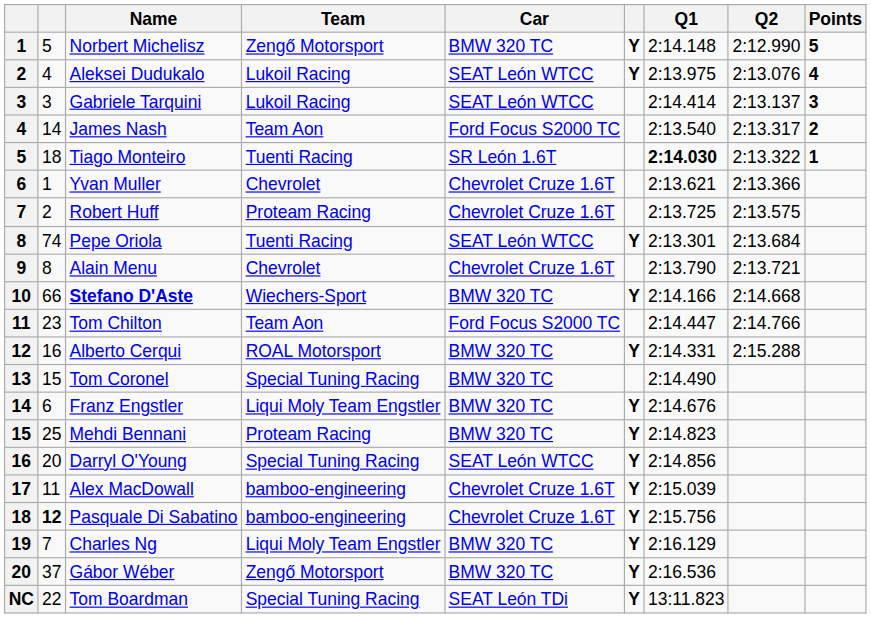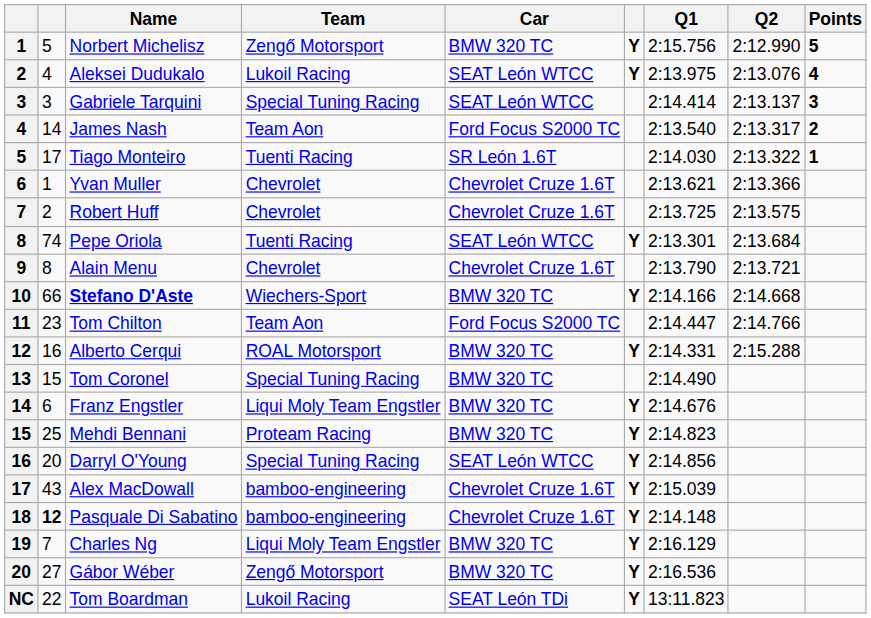(682, 46) 2:14.148 -> (682, 46) 2:15.756
(298, 102) Lukoil Racing -> (333, 102) Special Tuning Racing
(52, 157) 18 -> (52, 157) 17
(682, 157) bold -> (682, 157) normal
(308, 212) Proteam Racing -> (283, 212) Chevrolet
(51, 489) 11 -> (52, 489) 43
(682, 517) 2:15.756 -> (682, 517) 2:14.148
(52, 572) 37 -> (52, 572) 27
(333, 600) Special Tuning Racing -> (298, 600) Lukoil Racing
